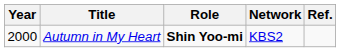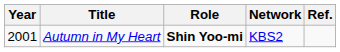(22, 36) 2000 -> (22, 36) 2001
